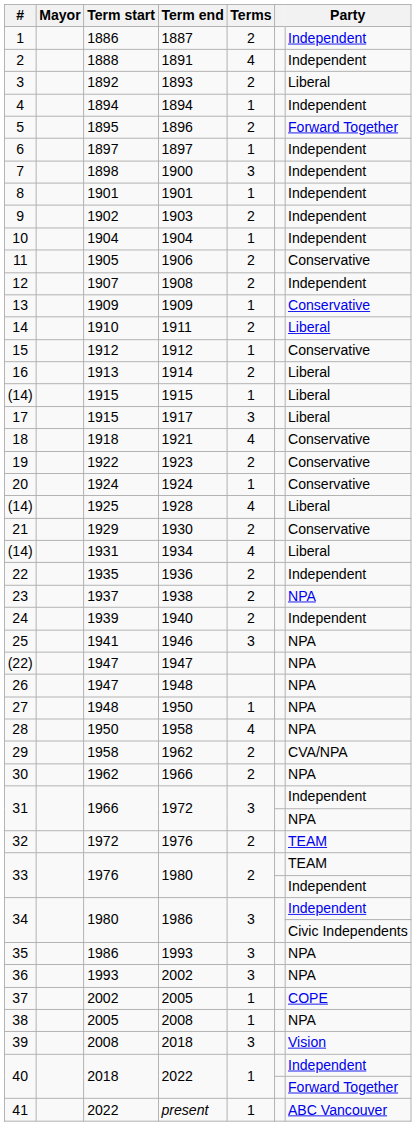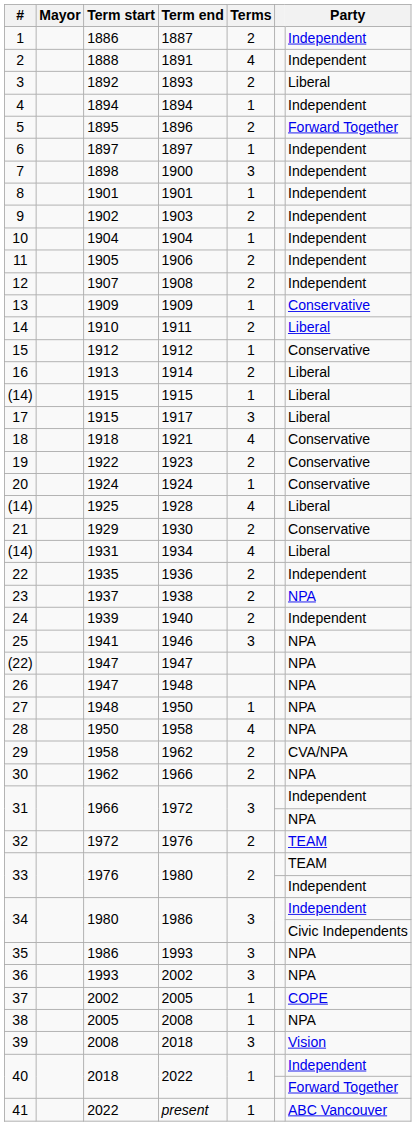(329, 261) Conservative -> (327, 261) Independent
